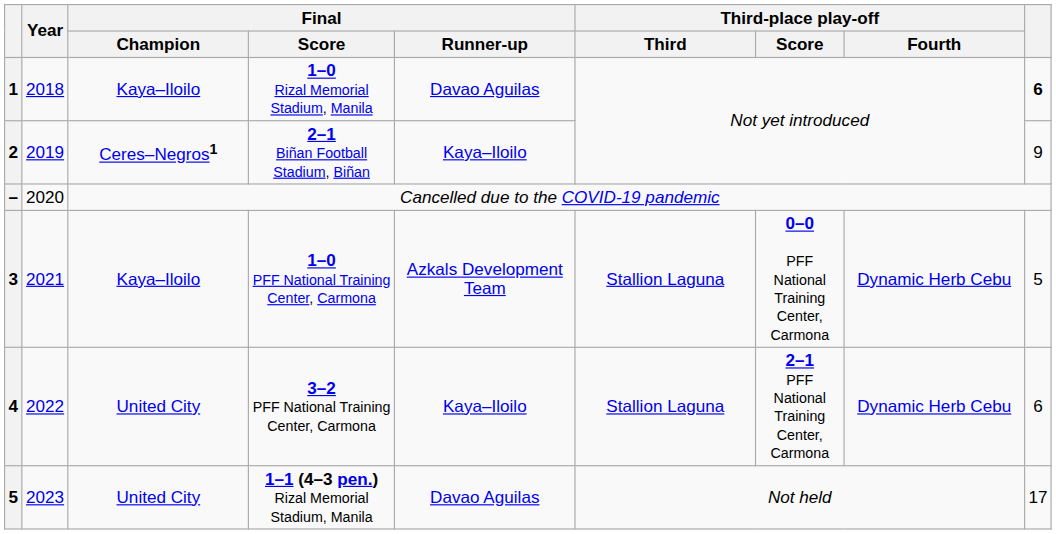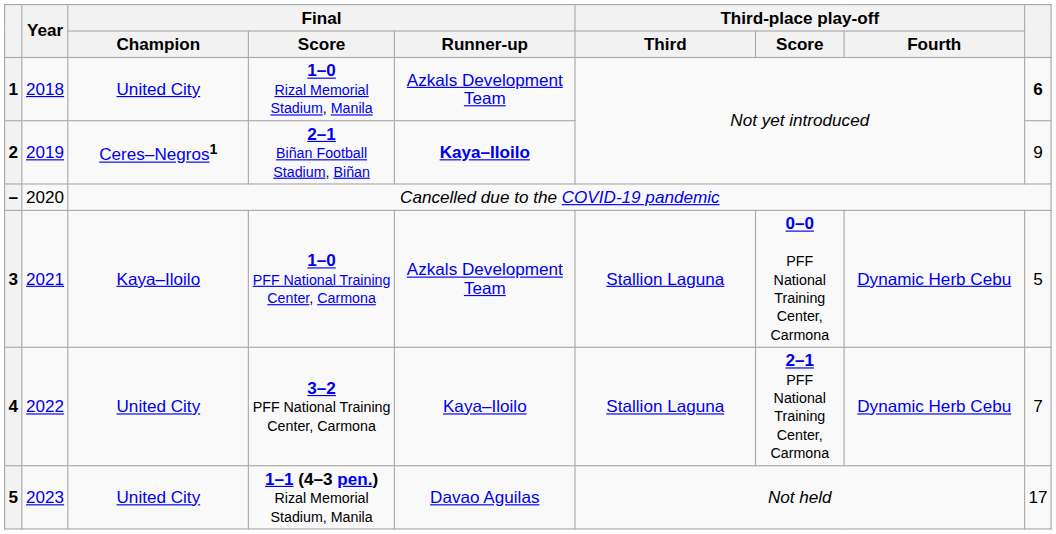(158, 89) Kaya–Iloilo -> (158, 89) United City
(485, 89) Davao Aguilas -> (485, 89) Azkals Development Team
(485, 152) normal -> (485, 152) bold
(1038, 406) 6 -> (1038, 406) 7
